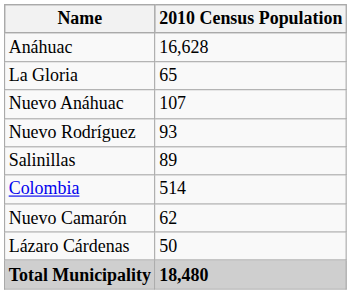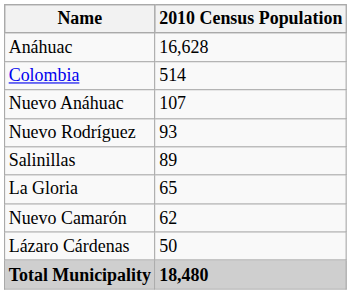rows swapped: (44, 189) <-> (43, 75)
